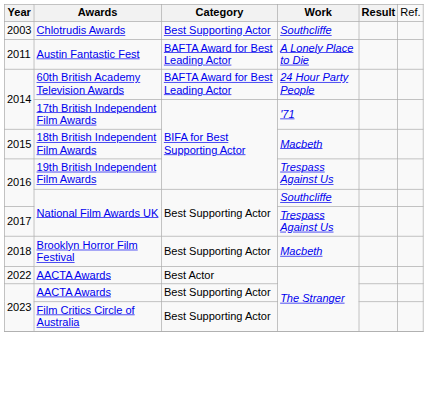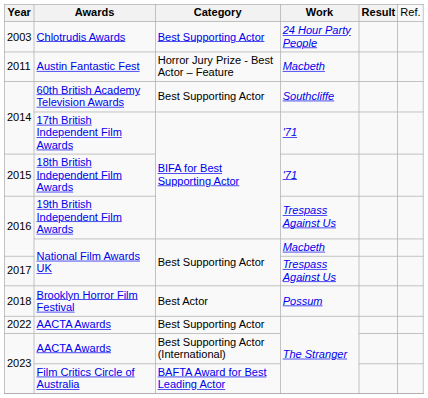(306, 30) Southcliffe -> (317, 36) 24 Hour Party People
(218, 54) BAFTA Award for Best Leading Actor -> (215, 66) Horror Jury Prize - Best Actor – Feature
(317, 54) A Lonely Place to Die -> (304, 66) Macbeth
(218, 84) BAFTA Award for Best Leading Actor -> (211, 96) Best Supporting Actor
(314, 84) 24 Hour Party People -> (308, 96) Southcliffe
(301, 144) Macbeth -> (290, 175) '71
(306, 197) Southcliffe -> (304, 247) Macbeth
(217, 251) Best Supporting Actor -> (183, 301) Best Actor
(301, 251) Macbeth -> (303, 301) Possum
(189, 275) Best Actor -> (211, 324) Best Supporting Actor
(217, 292) Best Supporting Actor -> (211, 348) Best Supporting Actor (International)
(217, 316) Best Supporting Actor -> (212, 378) BAFTA Award for Best Leading Actor
